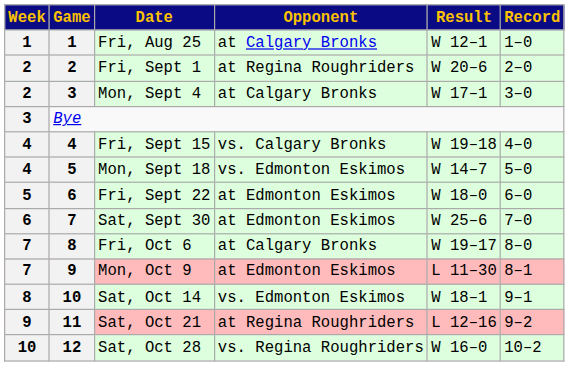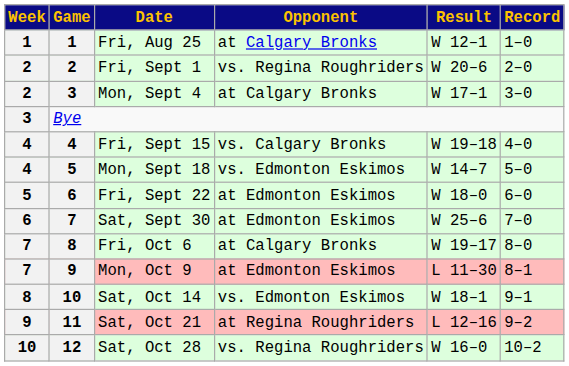(316, 68) at Regina Roughriders -> (321, 68) vs. Regina Roughriders
